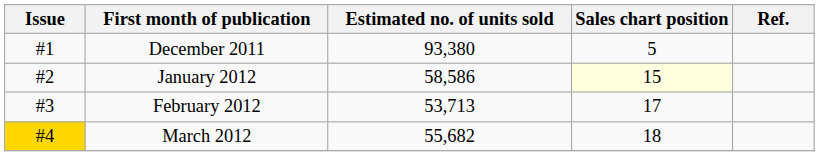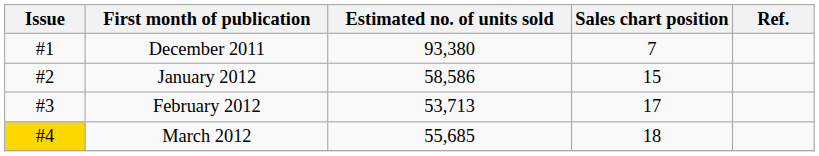(652, 48) 5 -> (652, 48) 7
(652, 77) lightyellow background -> (652, 77) no background
(450, 135) 55,682 -> (450, 135) 55,685
